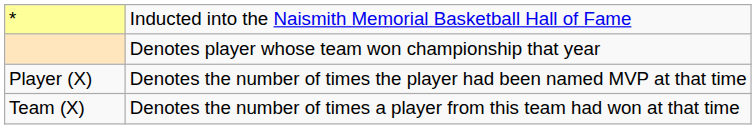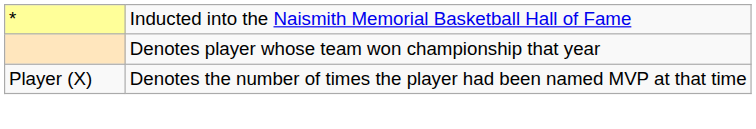- row: (47, 108)
